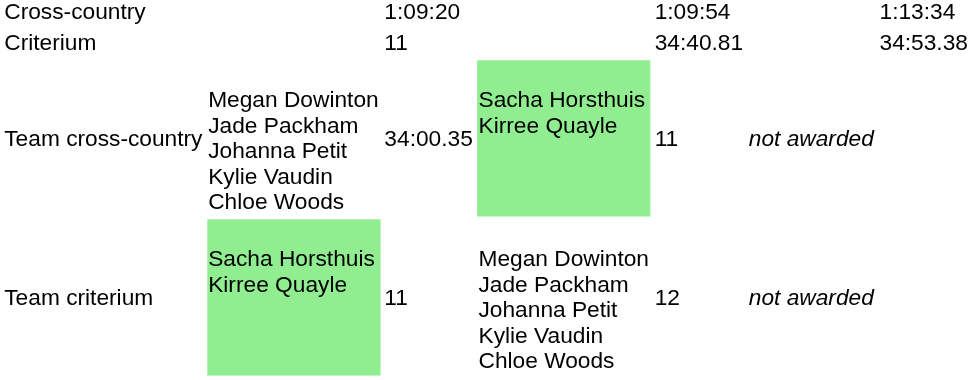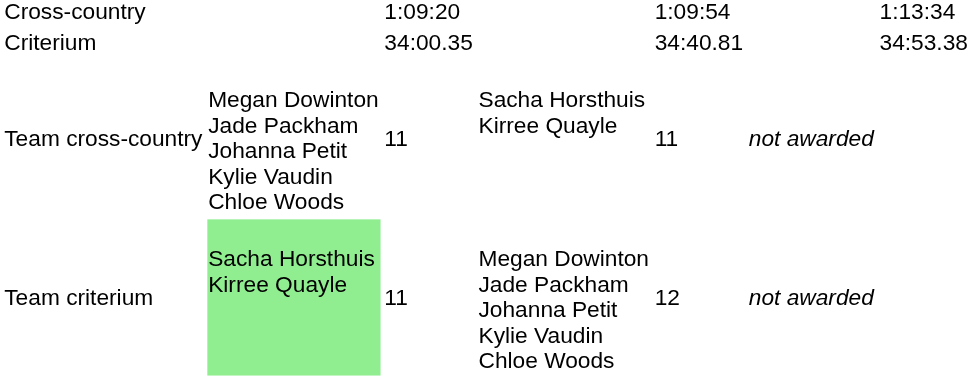(396, 43) 11 -> (429, 43) 34:00.35
(429, 138) 34:00.35 -> (396, 138) 11
(562, 112) lightgreen background -> (562, 112) no background
